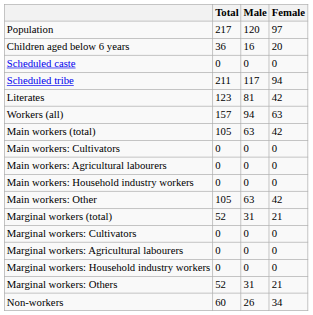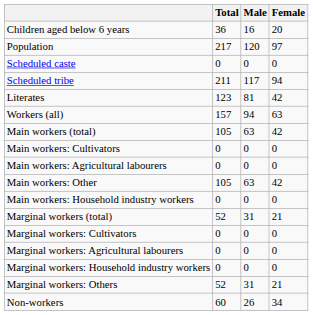rows swapped: (30, 30) <-> (68, 47)
rows swapped: (100, 183) <-> (52, 200)
